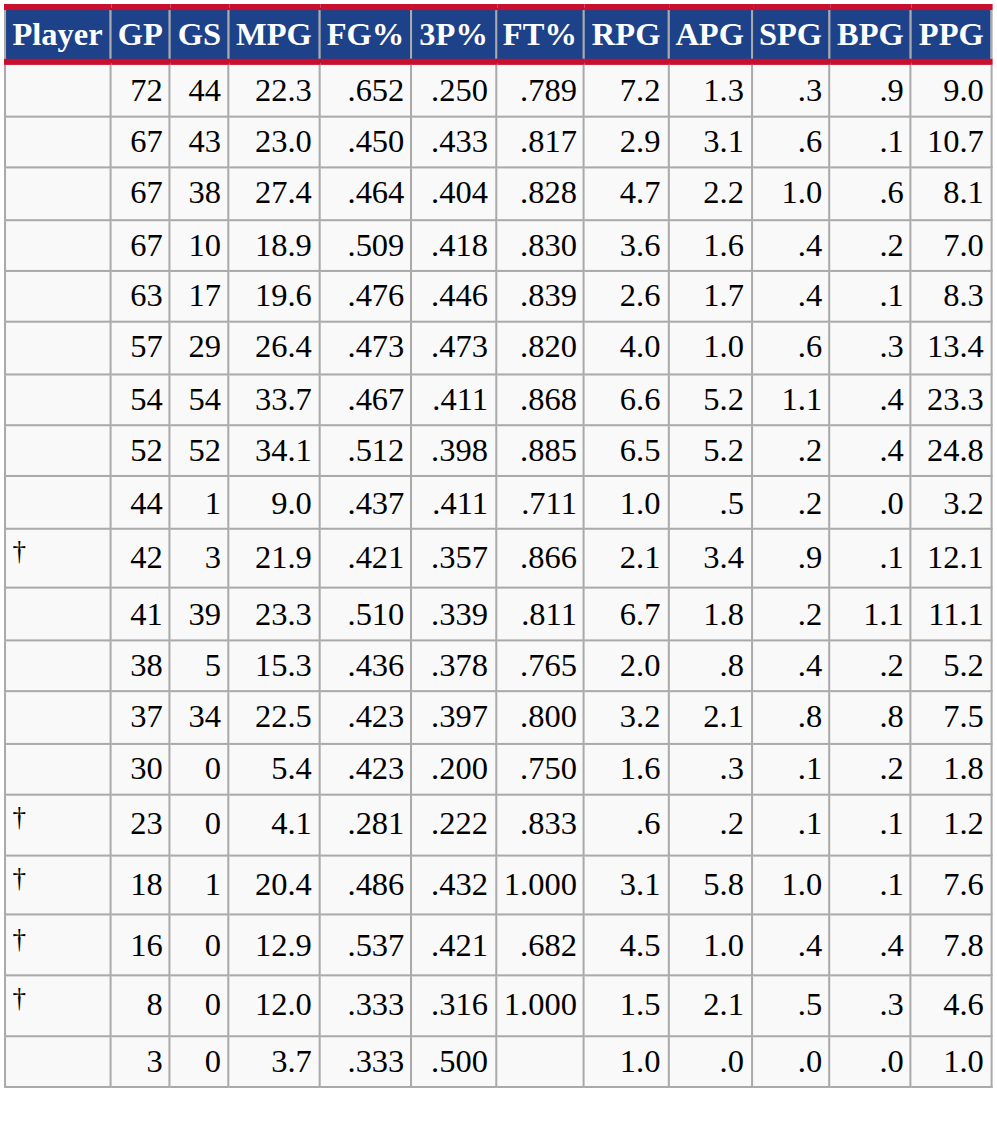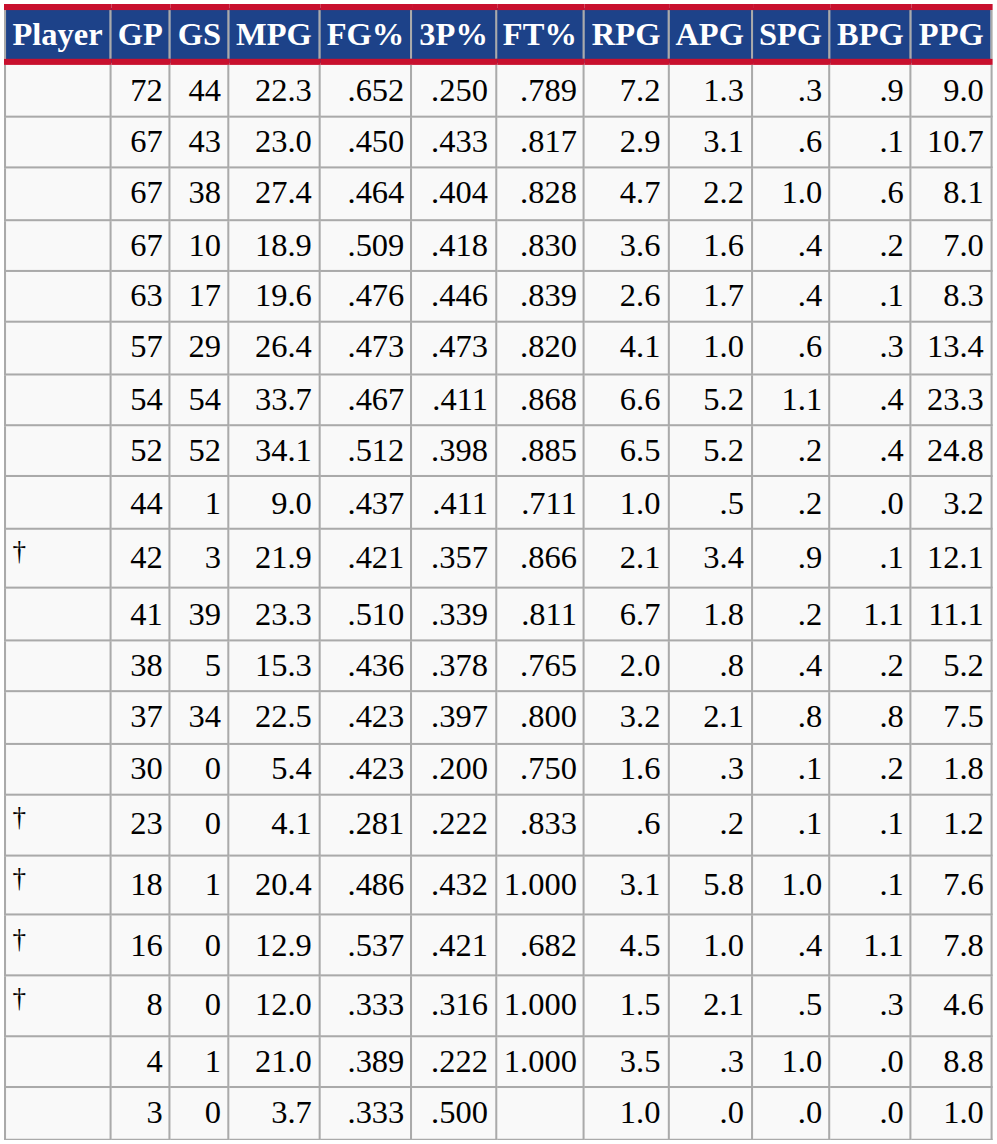(640, 347) 4.0 -> (640, 347) 4.1
(892, 944) .4 -> (884, 944) 1.1
+ row: (283, 1061)
